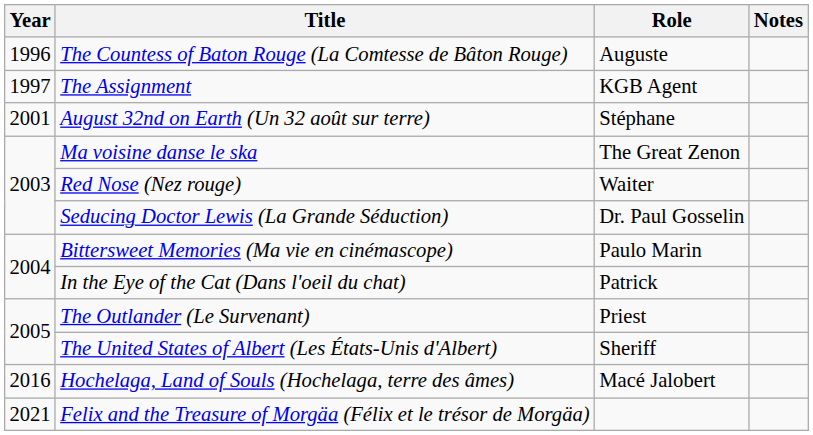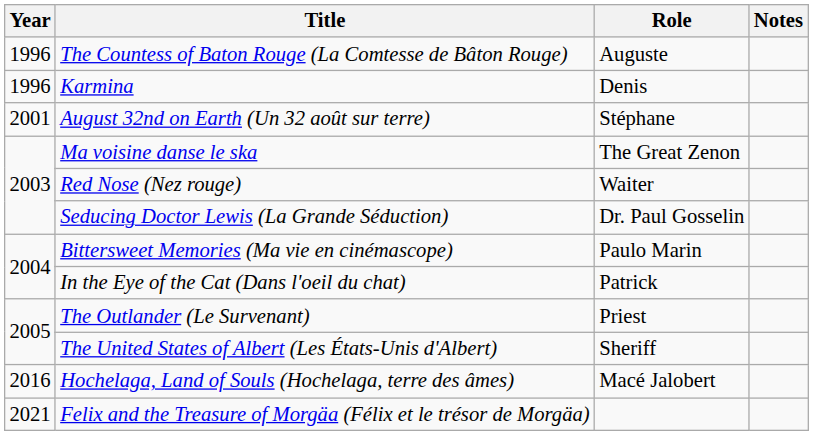+ row: (97, 86)
- row: (126, 86)
